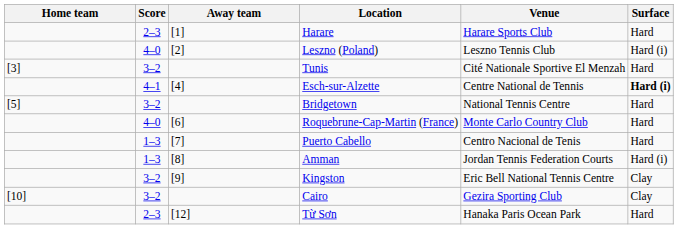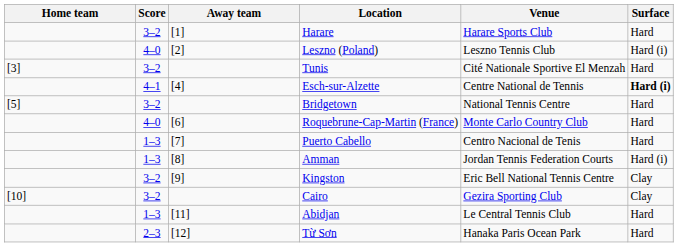(152, 31) 2–3 -> (152, 31) 3–2
+ row: (321, 214)
